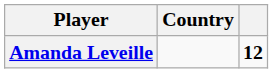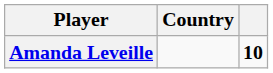(253, 51) 12 -> (253, 51) 10
